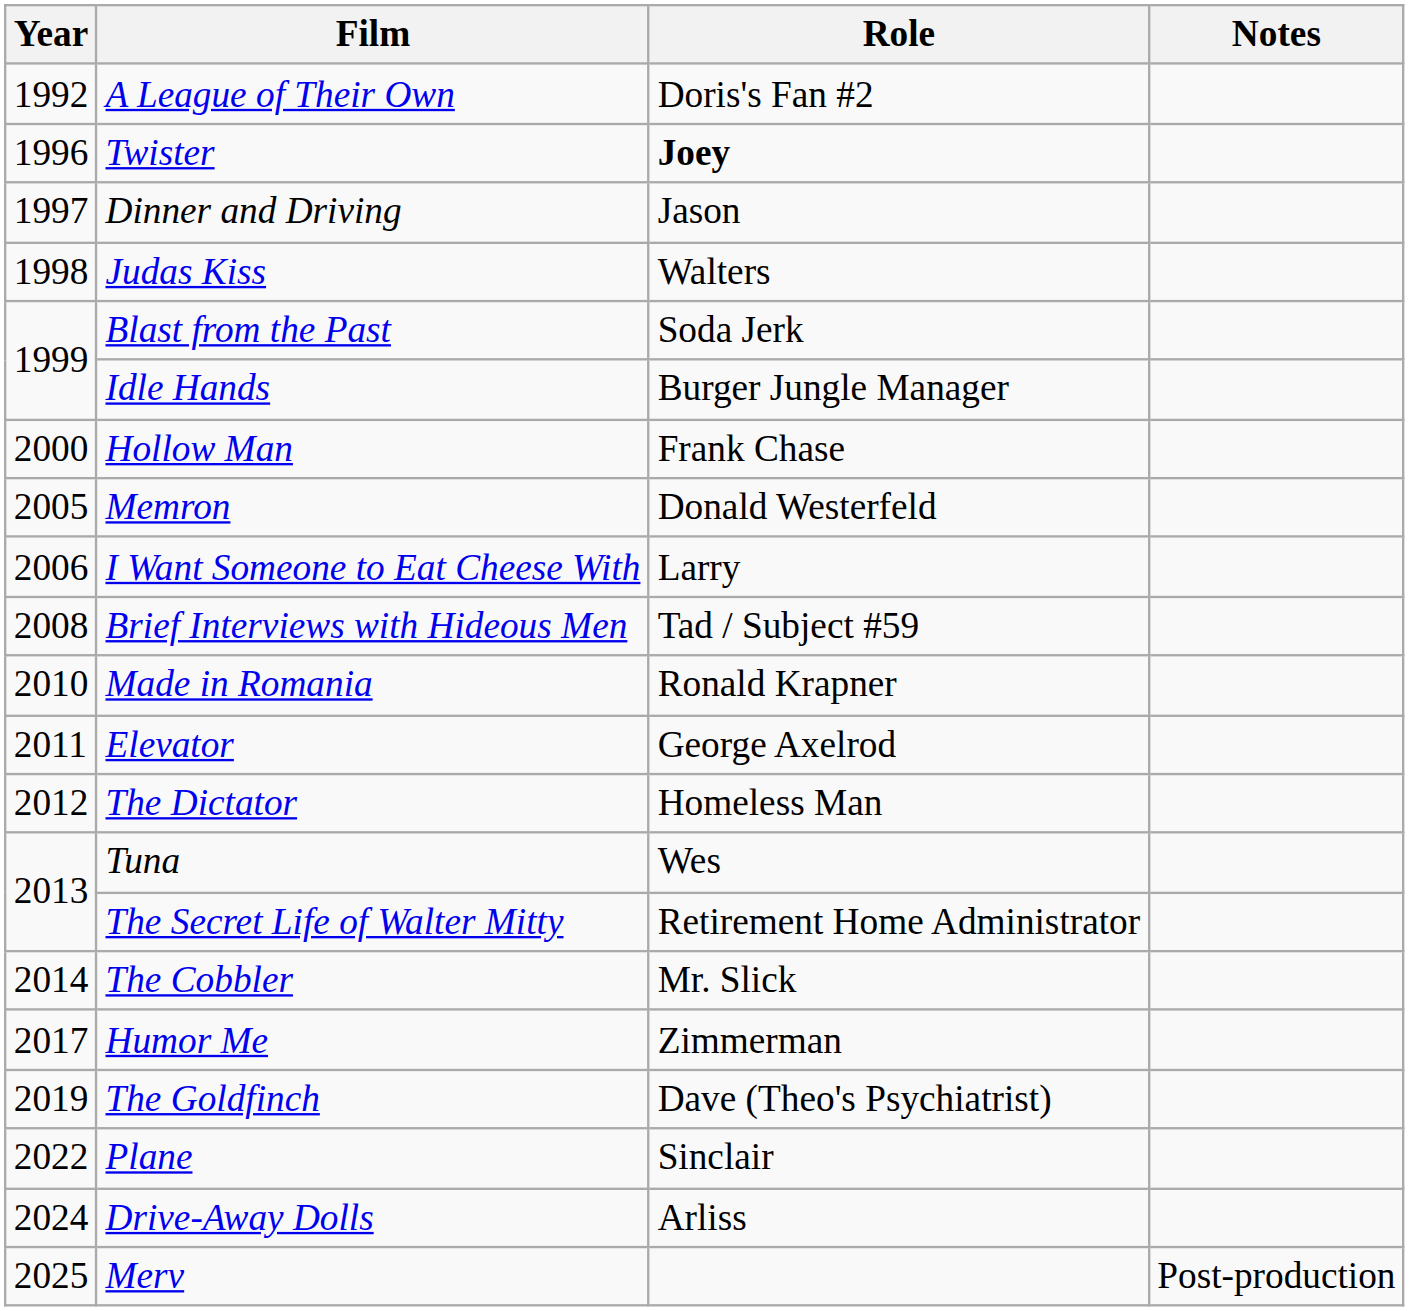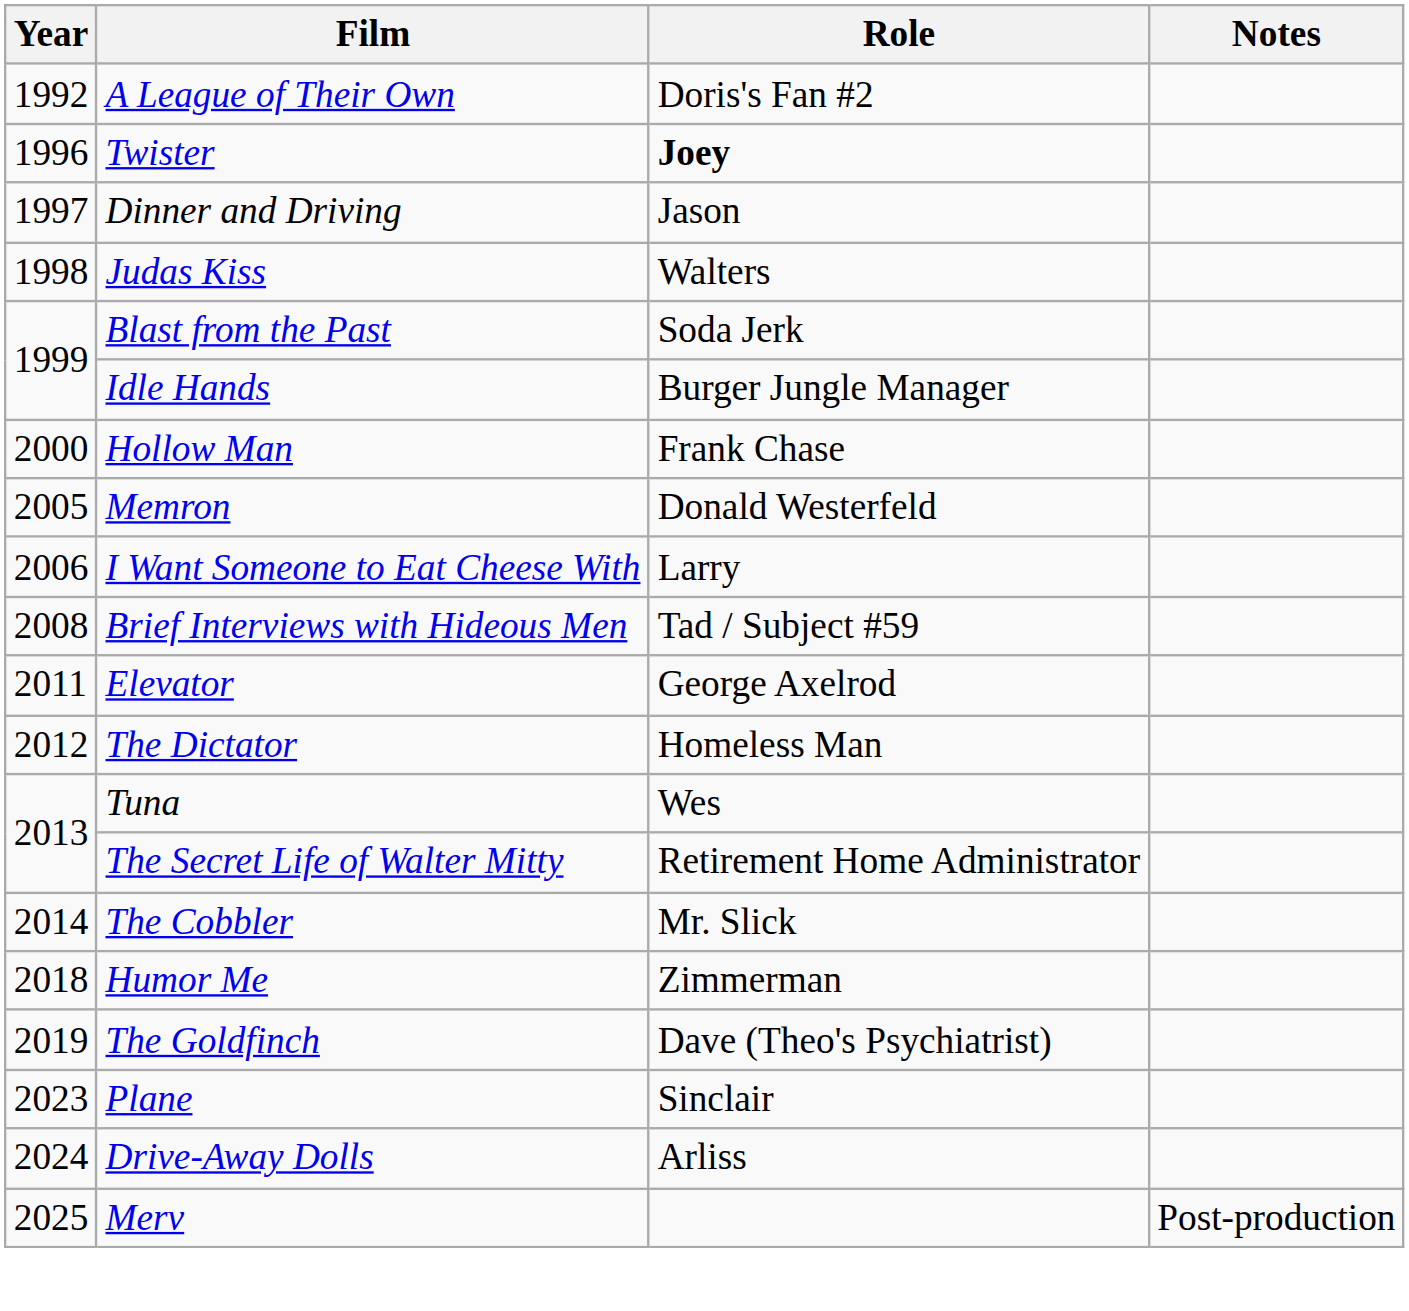- row: (239, 684)
(51, 1039) 2017 -> (51, 980) 2018
(51, 1157) 2022 -> (51, 1098) 2023
